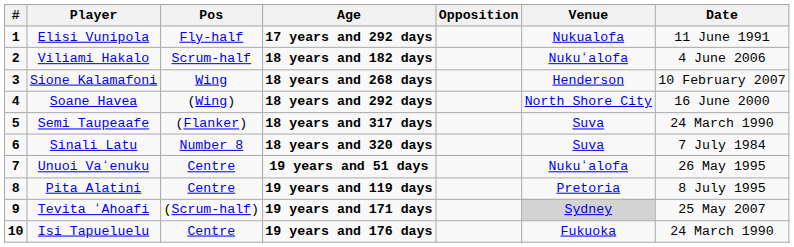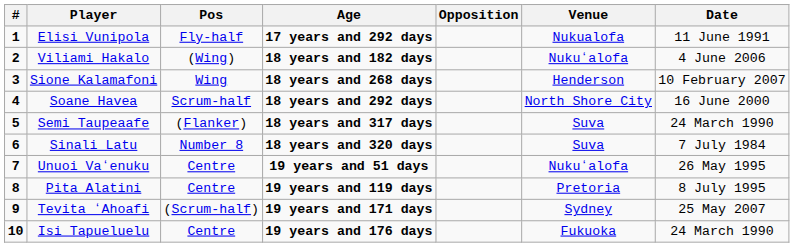(211, 59) Scrum-half -> (211, 59) (Wing)
(211, 102) (Wing) -> (211, 102) Scrum-half
(588, 210) lightgrey background -> (588, 210) no background
